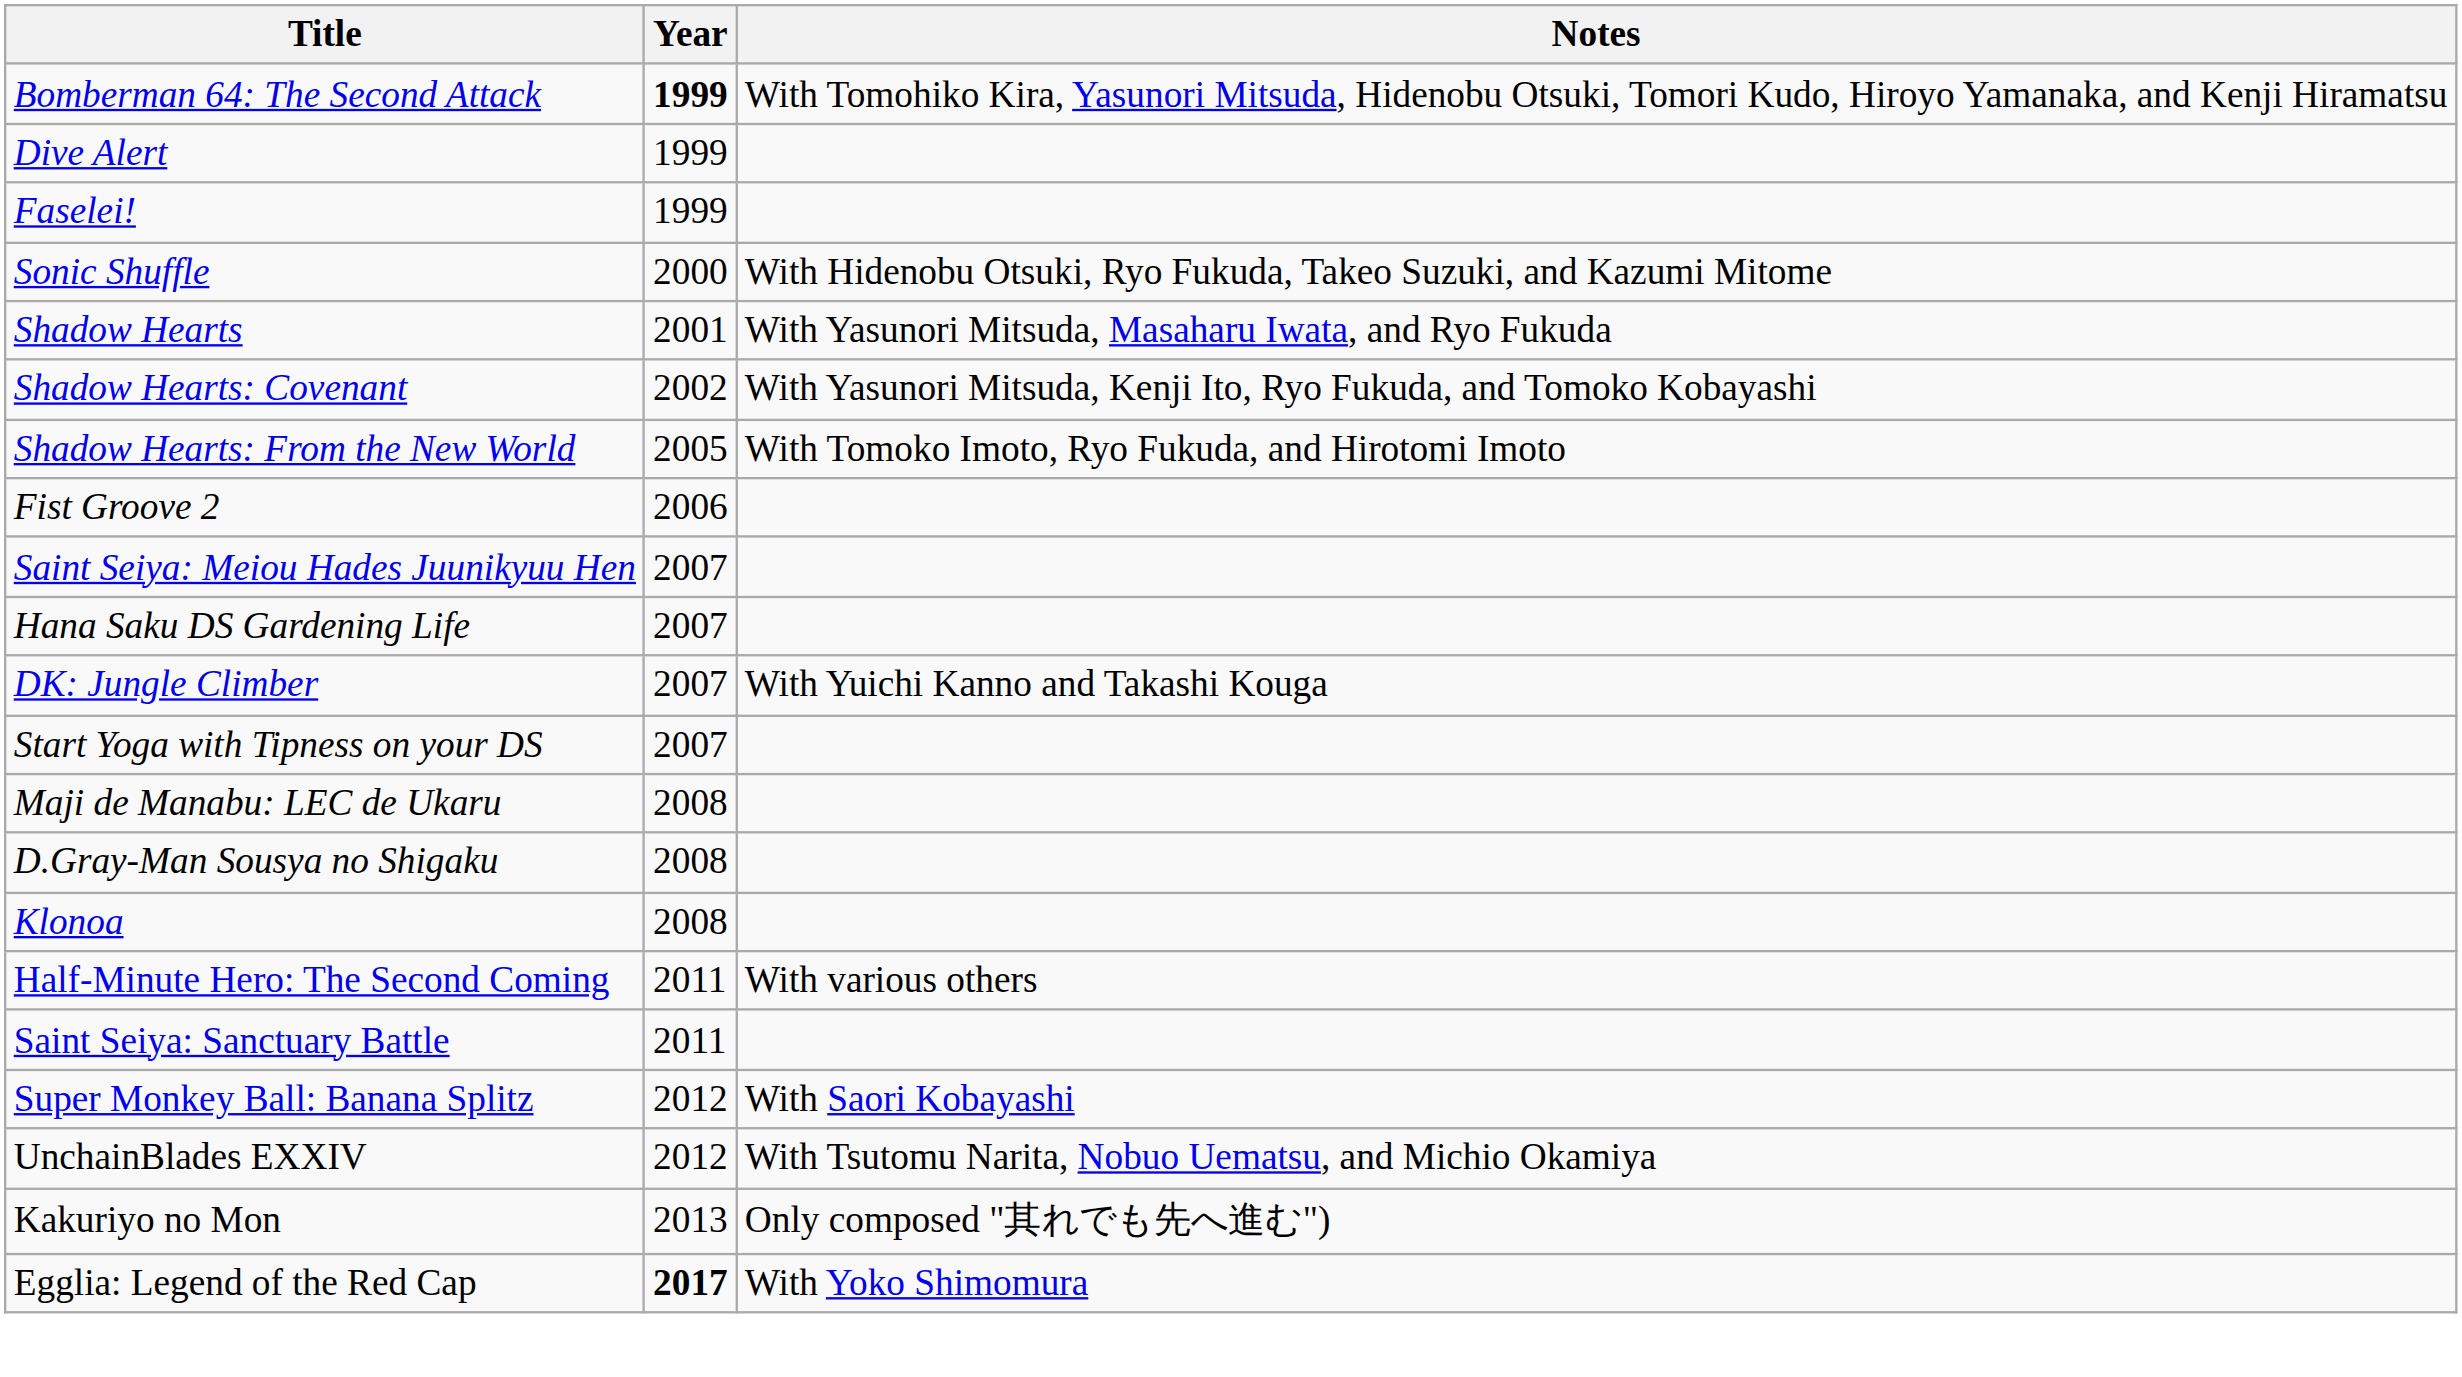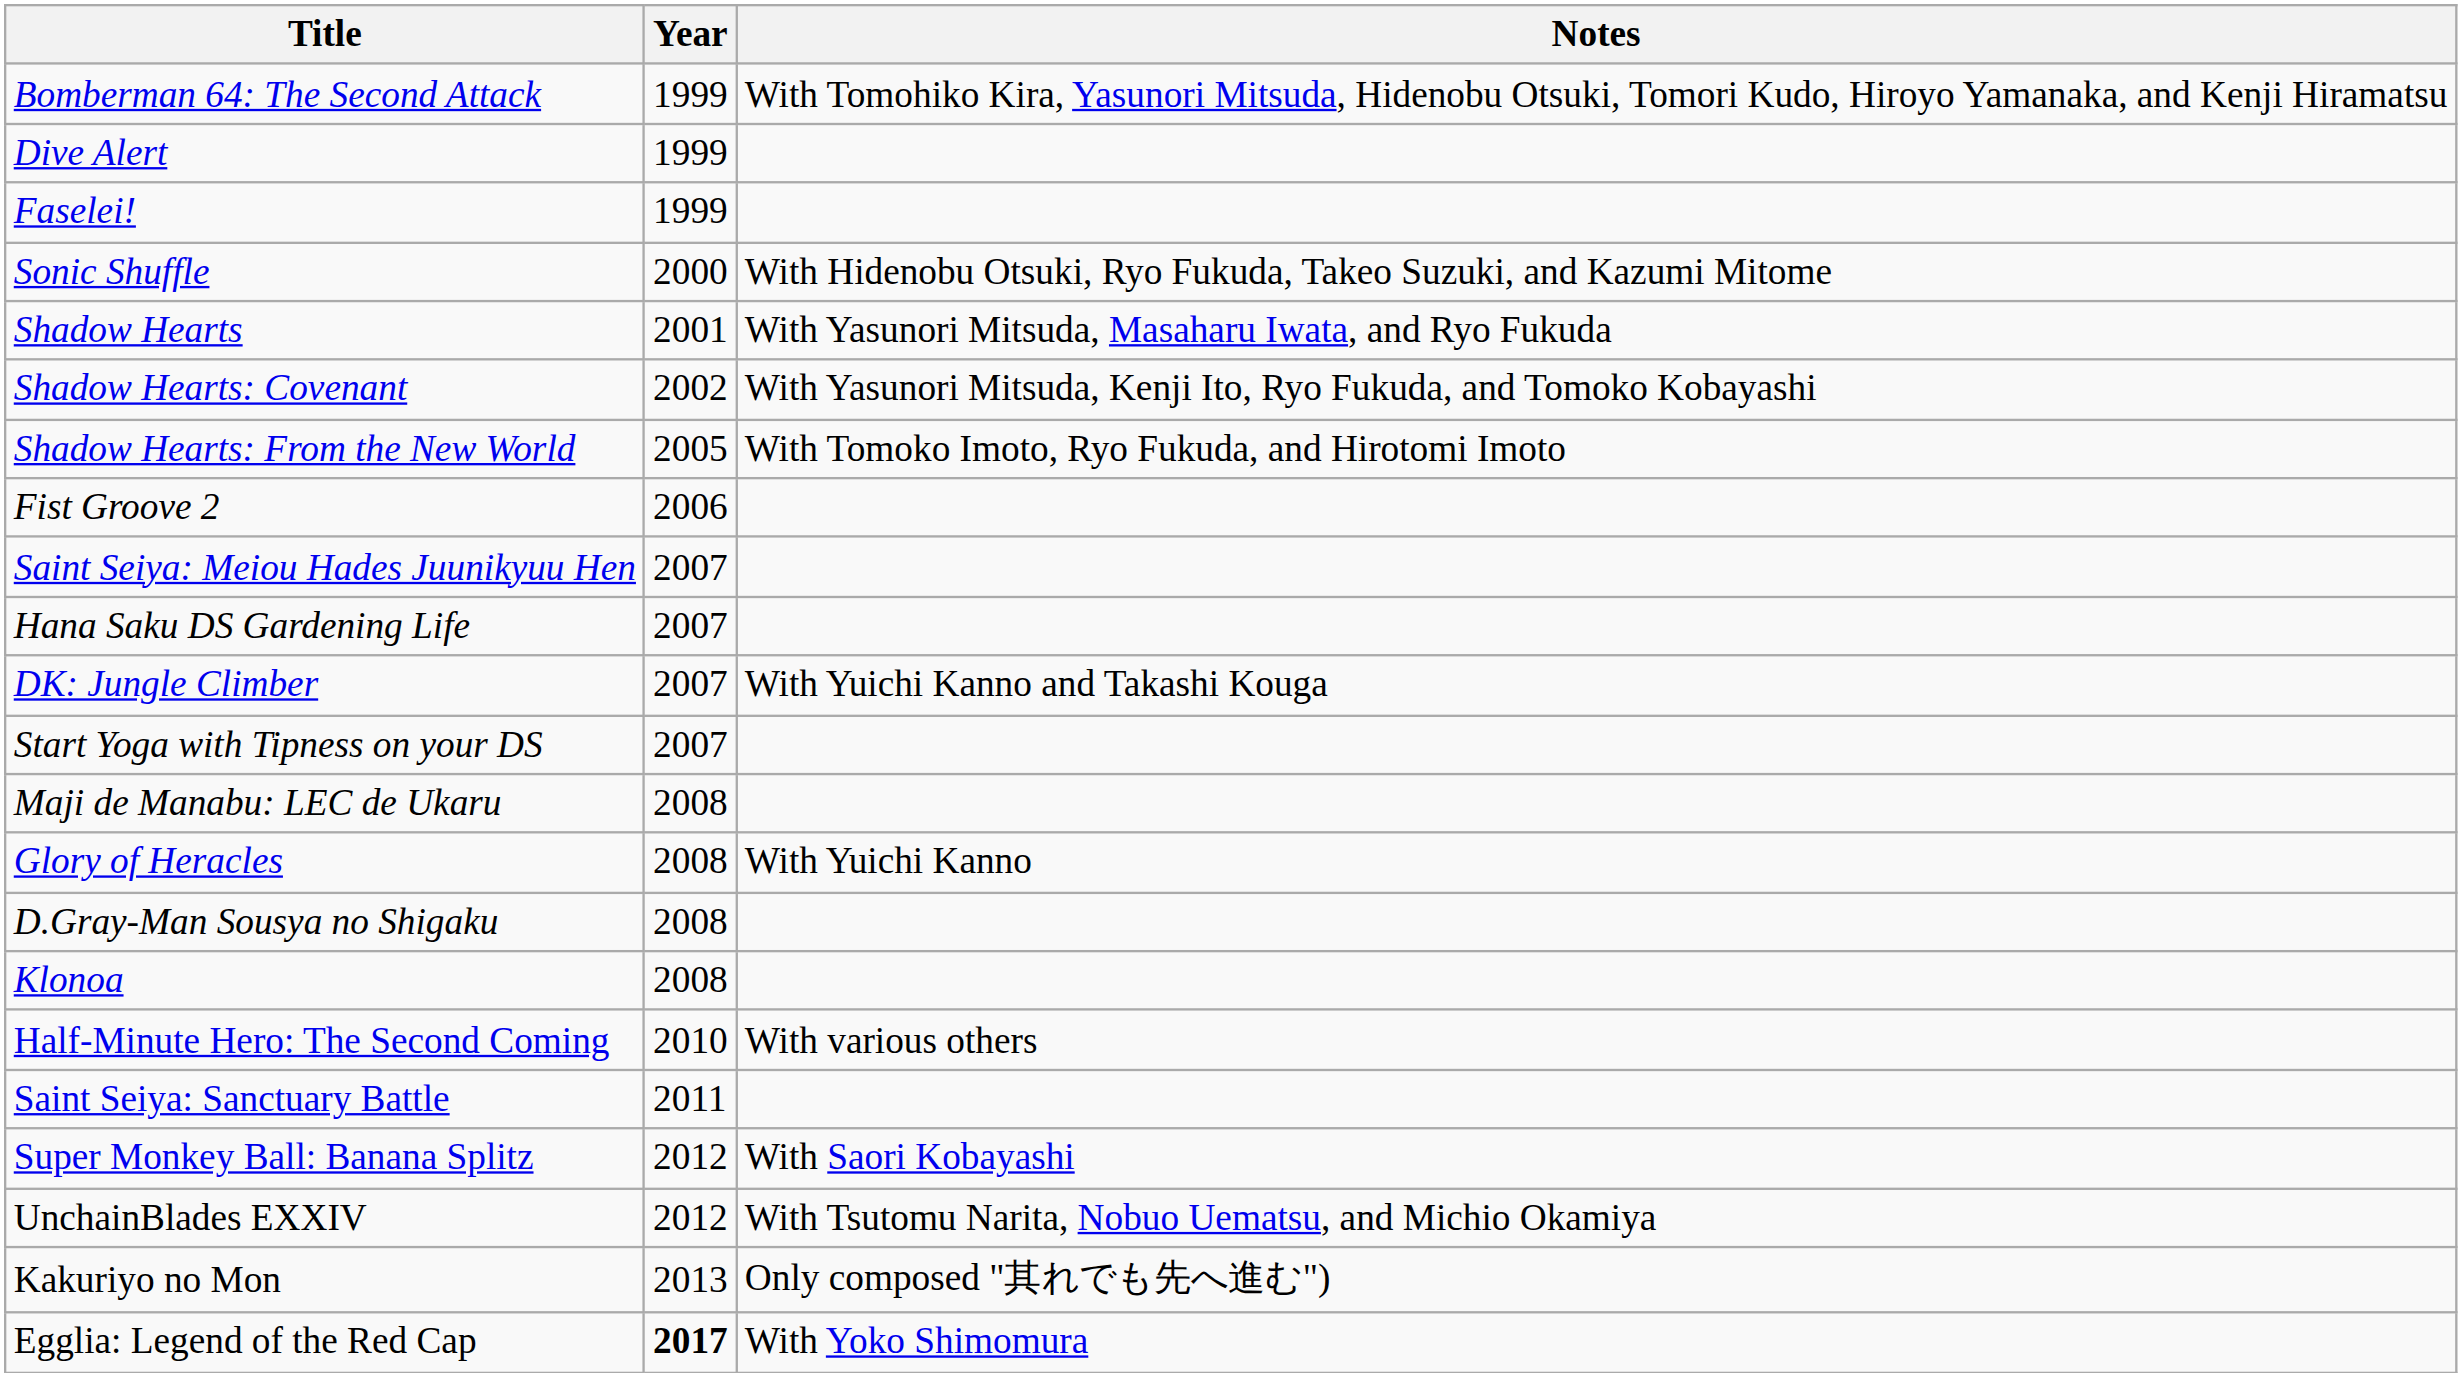(690, 93) bold -> (690, 93) normal
+ row: (148, 861)
(690, 980) 2011 -> (690, 1039) 2010
